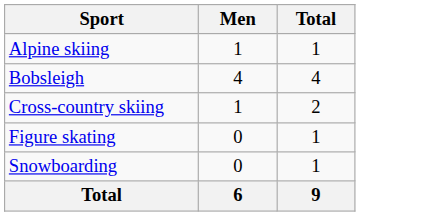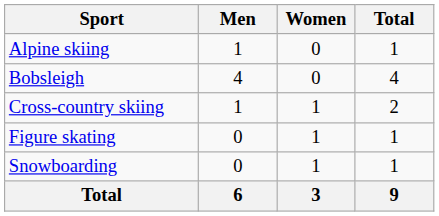+ column: (316, 19)
